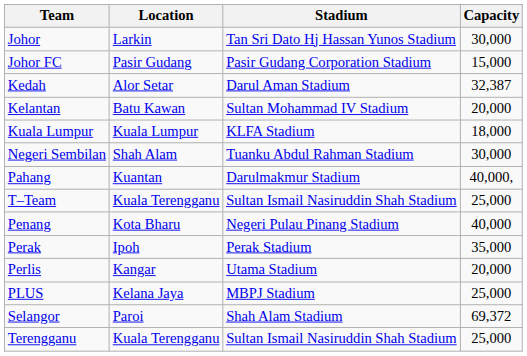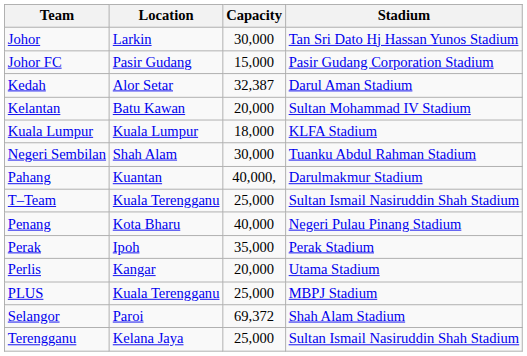columns swapped: (341, 16) <-> (491, 16)
(148, 293) Kelana Jaya -> (166, 293) Kuala Terengganu
(166, 339) Kuala Terengganu -> (148, 339) Kelana Jaya
